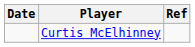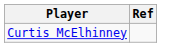- column: (21, 14)
